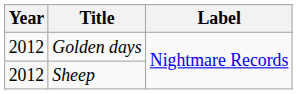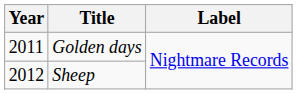(26, 46) 2012 -> (26, 46) 2011
